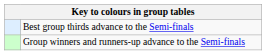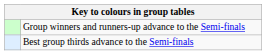rows swapped: (134, 42) <-> (108, 27)
